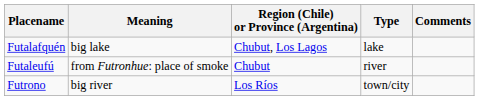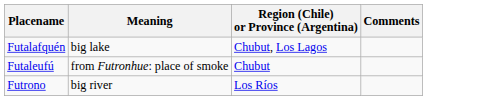- column: (386, 20)
